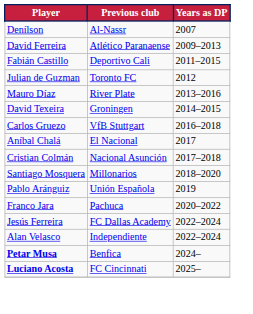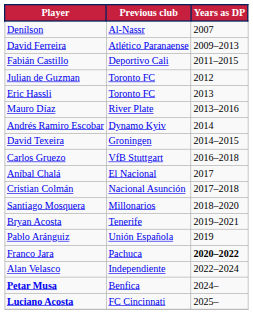+ row: (29, 93)
+ row: (55, 125)
+ row: (34, 221)
(198, 205) normal -> (216, 253) bold
- row: (35, 221)
